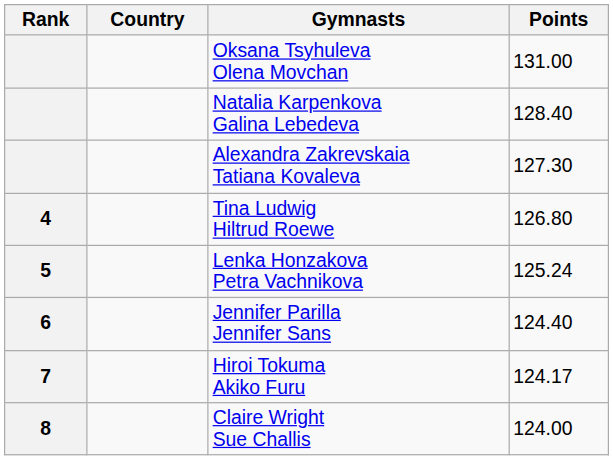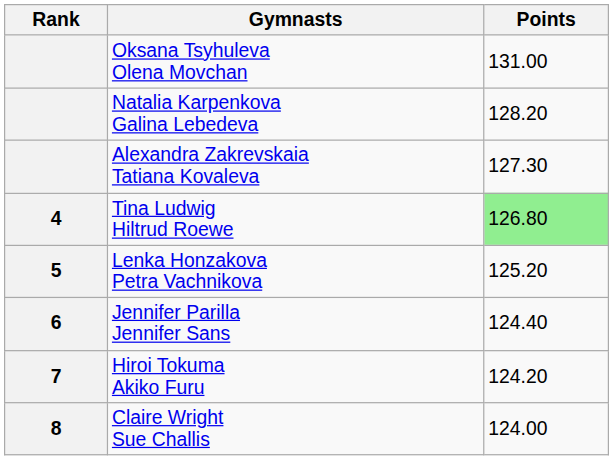- column: (147, 19)
(543, 113) 128.40 -> (518, 113) 128.20
(543, 218) no background -> (518, 218) lightgreen background
(543, 271) 125.24 -> (518, 271) 125.20
(543, 376) 124.17 -> (518, 376) 124.20
